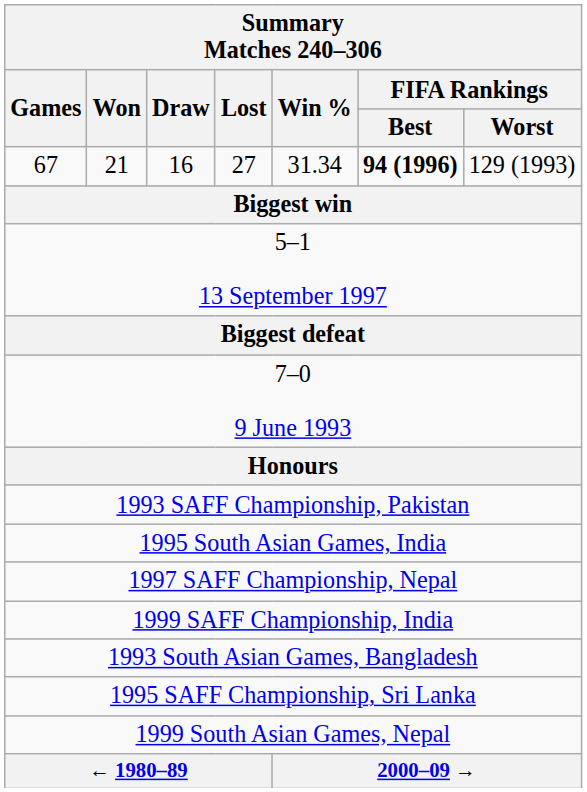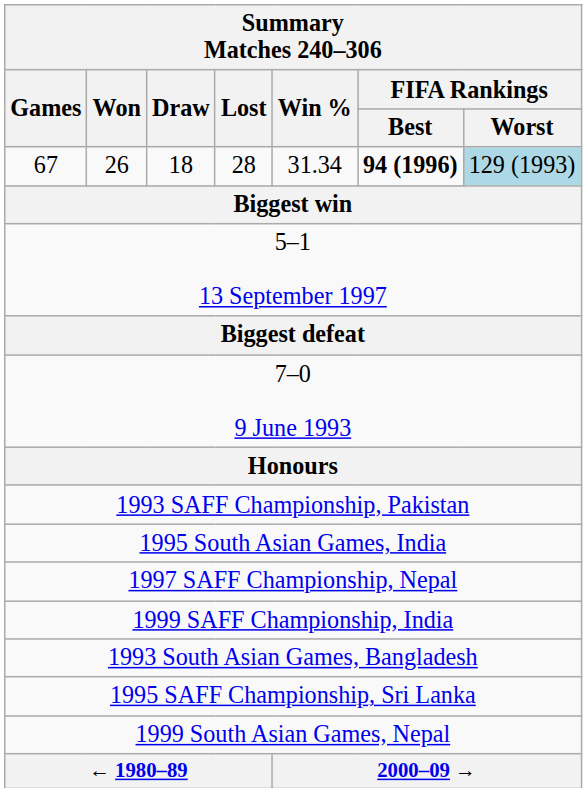(117, 165) 21 -> (117, 165) 26
(181, 165) 16 -> (181, 165) 18
(244, 165) 27 -> (244, 165) 28
(522, 165) no background -> (522, 165) lightblue background
